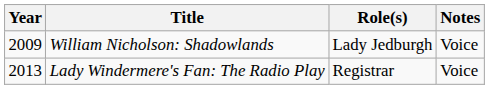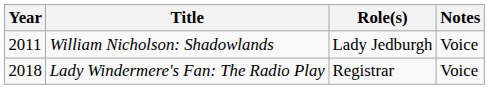(25, 44) 2009 -> (25, 44) 2011
(25, 71) 2013 -> (25, 71) 2018
